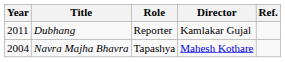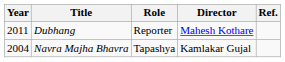(216, 30) Kamlakar Gujal -> (217, 30) Mahesh Kothare
(217, 48) Mahesh Kothare -> (216, 48) Kamlakar Gujal
